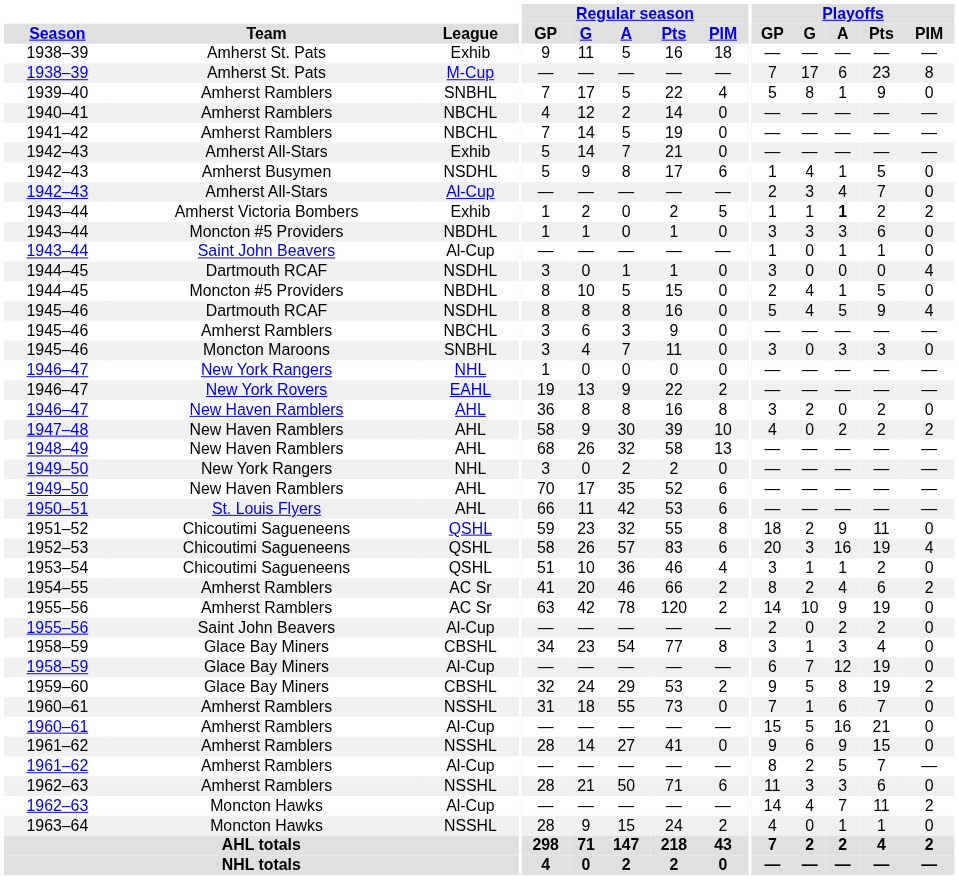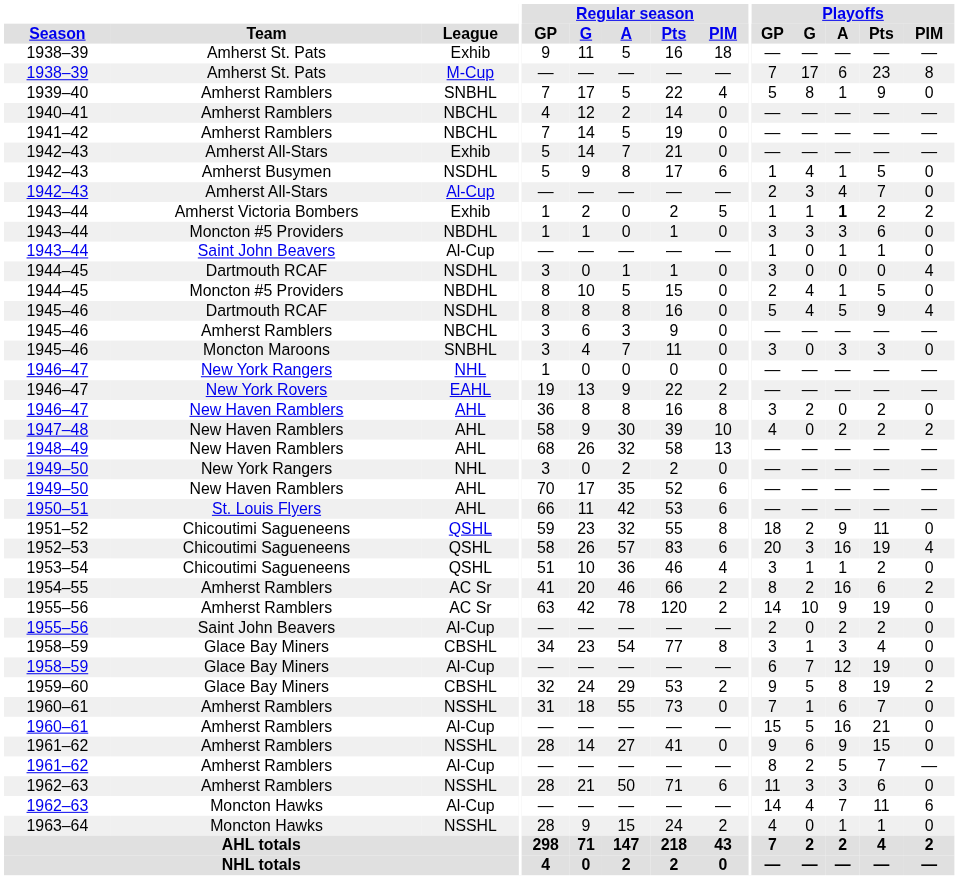(843, 588) 4 -> (843, 588) 16
(929, 805) 2 -> (929, 805) 6
